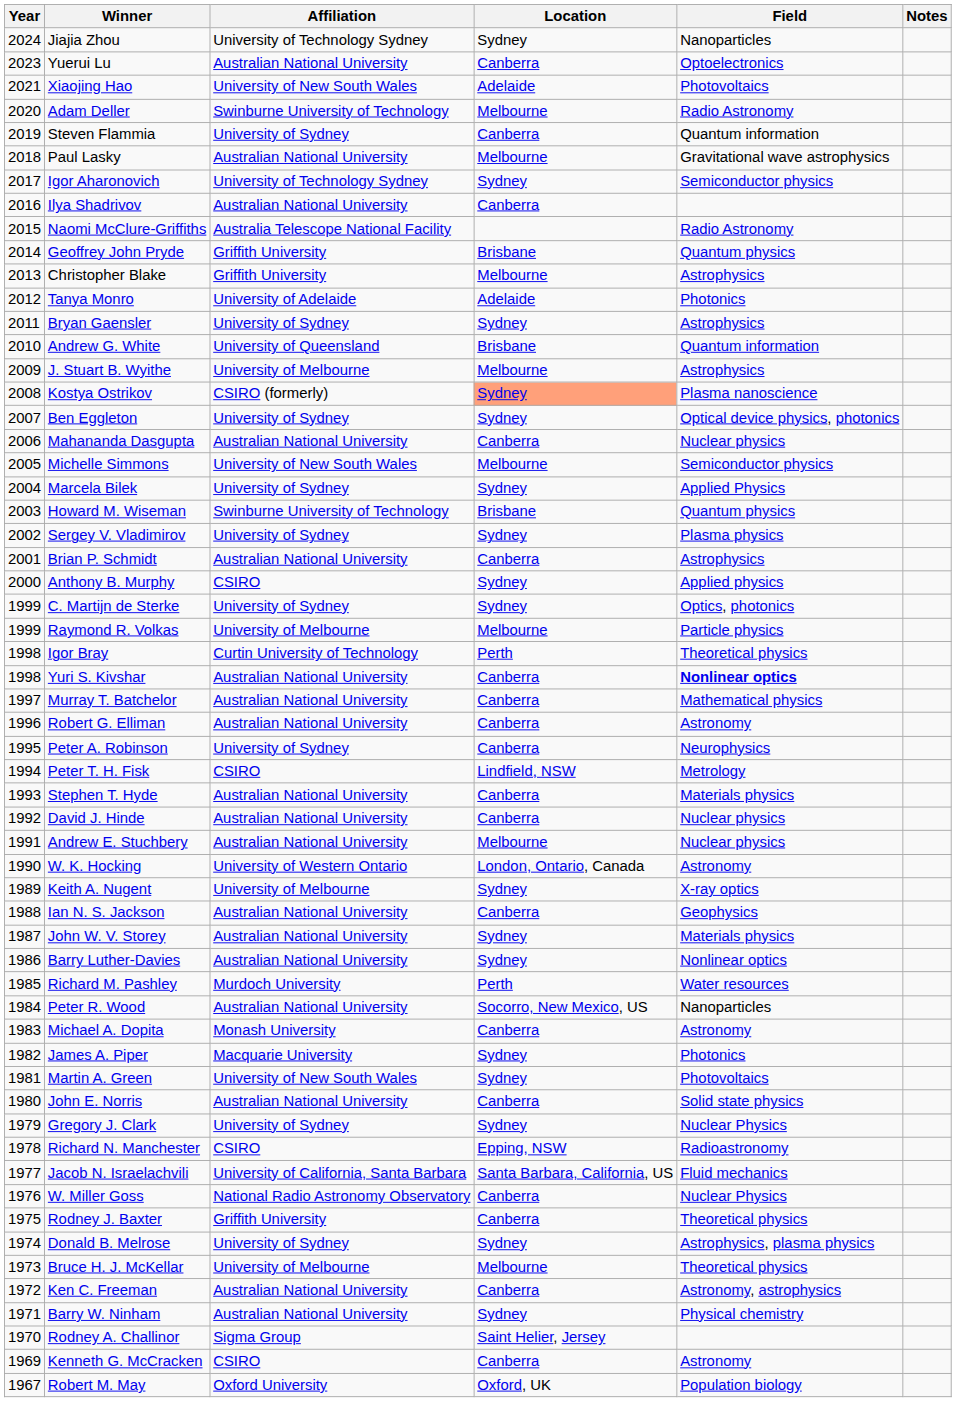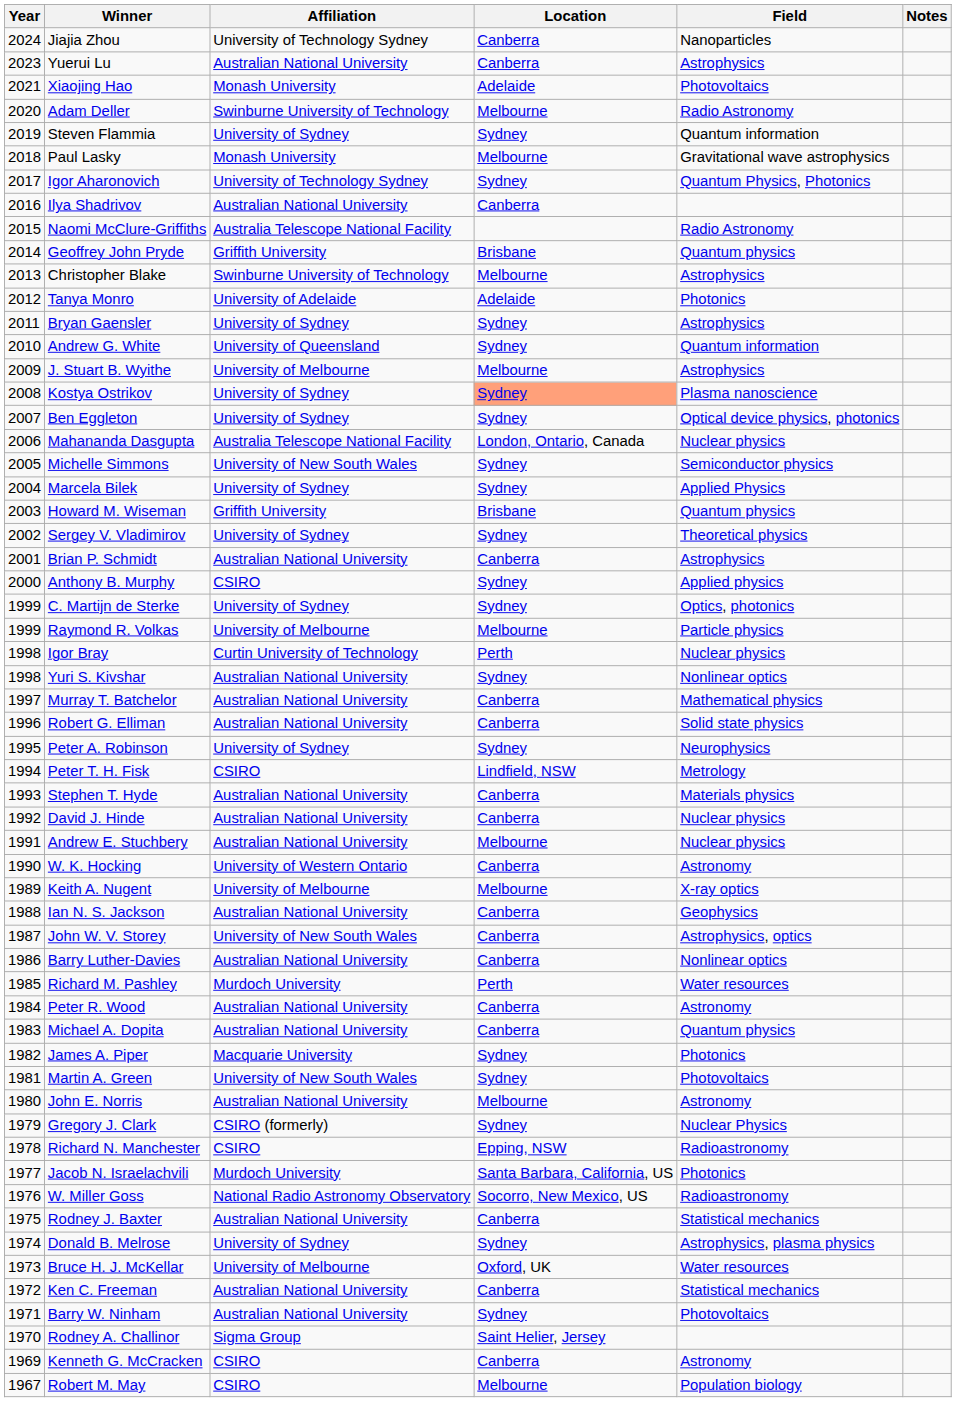(502, 39) Sydney -> (508, 39) Canberra
(732, 63) Optoelectronics -> (722, 63) Astrophysics
(315, 87) University of New South Wales -> (274, 87) Monash University
(508, 134) Canberra -> (502, 134) Sydney
(310, 157) Australian National University -> (274, 157) Monash University
(757, 181) Semiconductor physics -> (775, 181) Quantum Physics, Photonics
(270, 275) Griffith University -> (331, 275) Swinburne University of Technology
(507, 346) Brisbane -> (502, 346) Sydney
(271, 393) CSIRO (formerly) -> (281, 393) University of Sydney
(310, 441) Australian National University -> (332, 441) Australia Telescope National Facility
(508, 441) Canberra -> (561, 441) London, Ontario, Canada
(512, 464) Melbourne -> (502, 464) Sydney
(331, 511) Swinburne University of Technology -> (270, 511) Griffith University
(732, 535) Plasma physics -> (744, 535) Theoretical physics
(744, 653) Theoretical physics -> (733, 653) Nuclear physics
(508, 677) Canberra -> (502, 677) Sydney
(738, 677) bold -> (734, 677) normal
(716, 724) Astronomy -> (742, 724) Solid state physics
(508, 747) Canberra -> (502, 747) Sydney
(561, 865) London, Ontario, Canada -> (508, 865) Canberra
(502, 889) Sydney -> (512, 889) Melbourne
(310, 936) Australian National University -> (315, 936) University of New South Wales
(502, 936) Sydney -> (508, 936) Canberra
(737, 936) Materials physics -> (746, 936) Astrophysics, optics
(502, 960) Sydney -> (508, 960) Canberra
(562, 1007) Socorro, New Mexico, US -> (508, 1007) Canberra
(726, 1007) Nanoparticles -> (716, 1007) Astronomy
(274, 1031) Monash University -> (310, 1031) Australian National University
(716, 1031) Astronomy -> (738, 1031) Quantum physics
(508, 1101) Canberra -> (512, 1101) Melbourne
(742, 1101) Solid state physics -> (716, 1101) Astronomy
(281, 1125) University of Sydney -> (271, 1125) CSIRO (formerly)
(340, 1172) University of California, Santa Barbara -> (277, 1172) Murdoch University
(734, 1172) Fluid mechanics -> (713, 1172) Photonics
(508, 1196) Canberra -> (562, 1196) Socorro, New Mexico, US
(733, 1196) Nuclear Physics -> (734, 1196) Radioastronomy
(270, 1219) Griffith University -> (310, 1219) Australian National University
(744, 1219) Theoretical physics -> (750, 1219) Statistical mechanics
(512, 1267) Melbourne -> (514, 1267) Oxford, UK
(744, 1267) Theoretical physics -> (734, 1267) Water resources
(761, 1290) Astronomy, astrophysics -> (750, 1290) Statistical mechanics
(742, 1314) Physical chemistry -> (724, 1314) Photovoltaics
(270, 1385) Oxford University -> (237, 1385) CSIRO
(514, 1385) Oxford, UK -> (512, 1385) Melbourne
